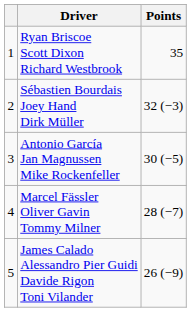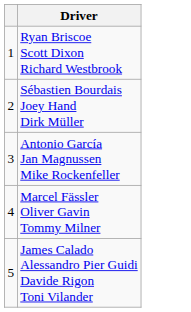- column: (164, 15)
